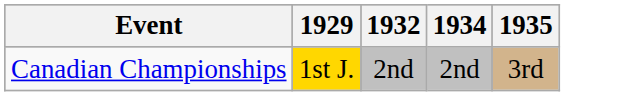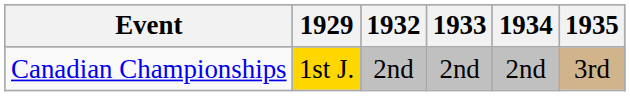+ column: (460, 25)
